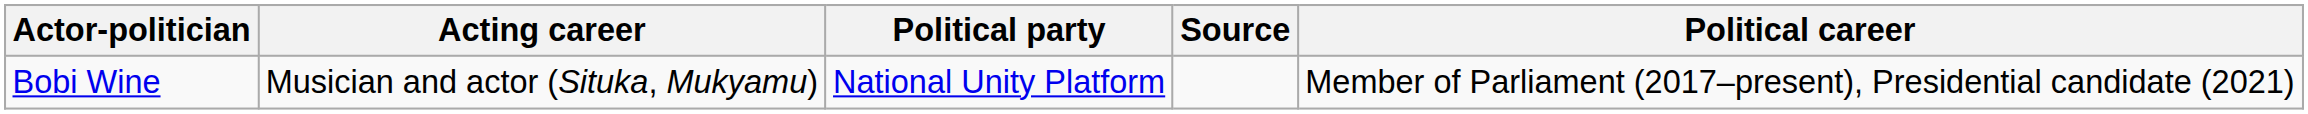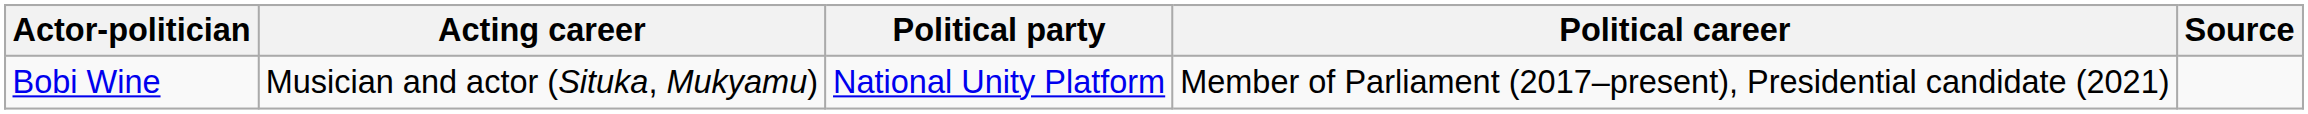columns swapped: (1800, 30) <-> (1235, 30)
